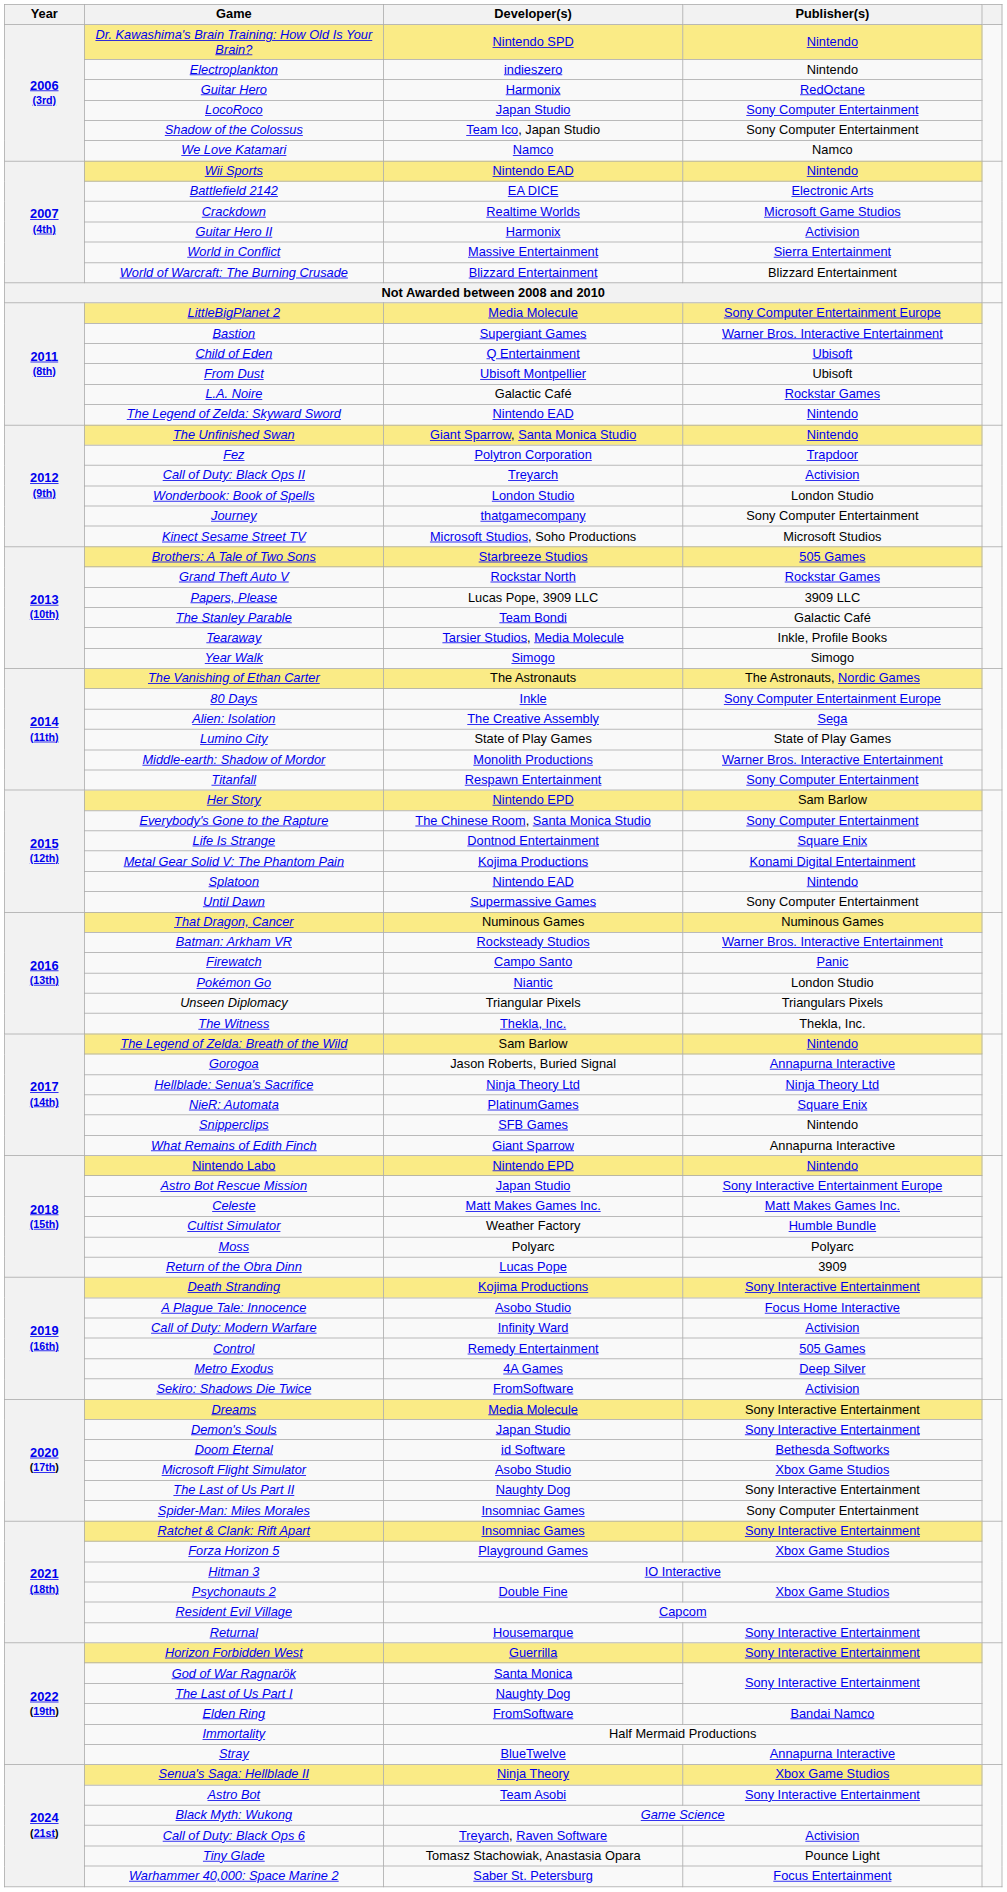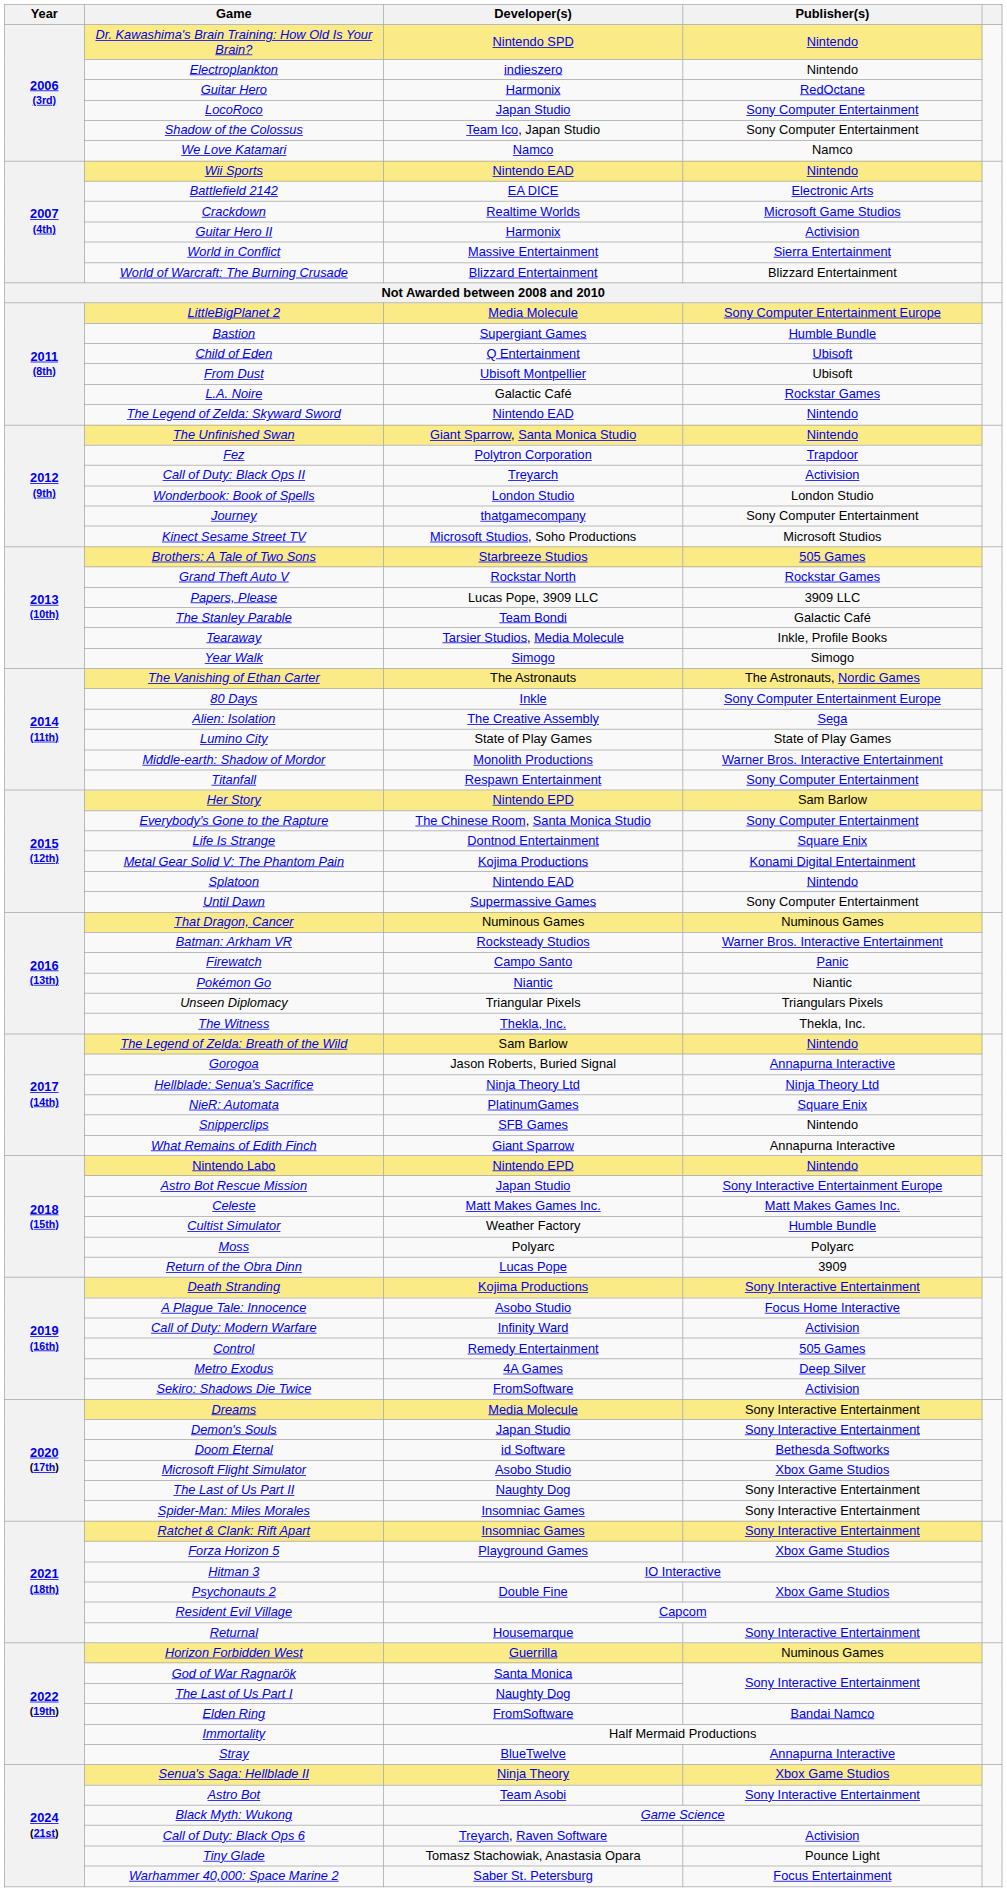(832, 333) Warner Bros. Interactive Entertainment -> (832, 333) Humble Bundle
(832, 983) London Studio -> (832, 983) Niantic
(832, 1510) Sony Computer Entertainment -> (832, 1510) Sony Interactive Entertainment
(832, 1653) Sony Interactive Entertainment -> (832, 1653) Numinous Games
